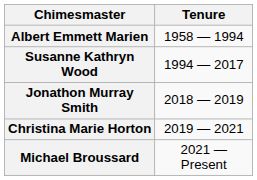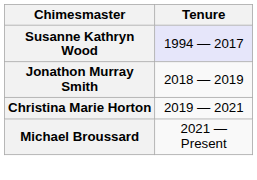- row: (80, 36)
(204, 64) no background -> (204, 43) lavender background
